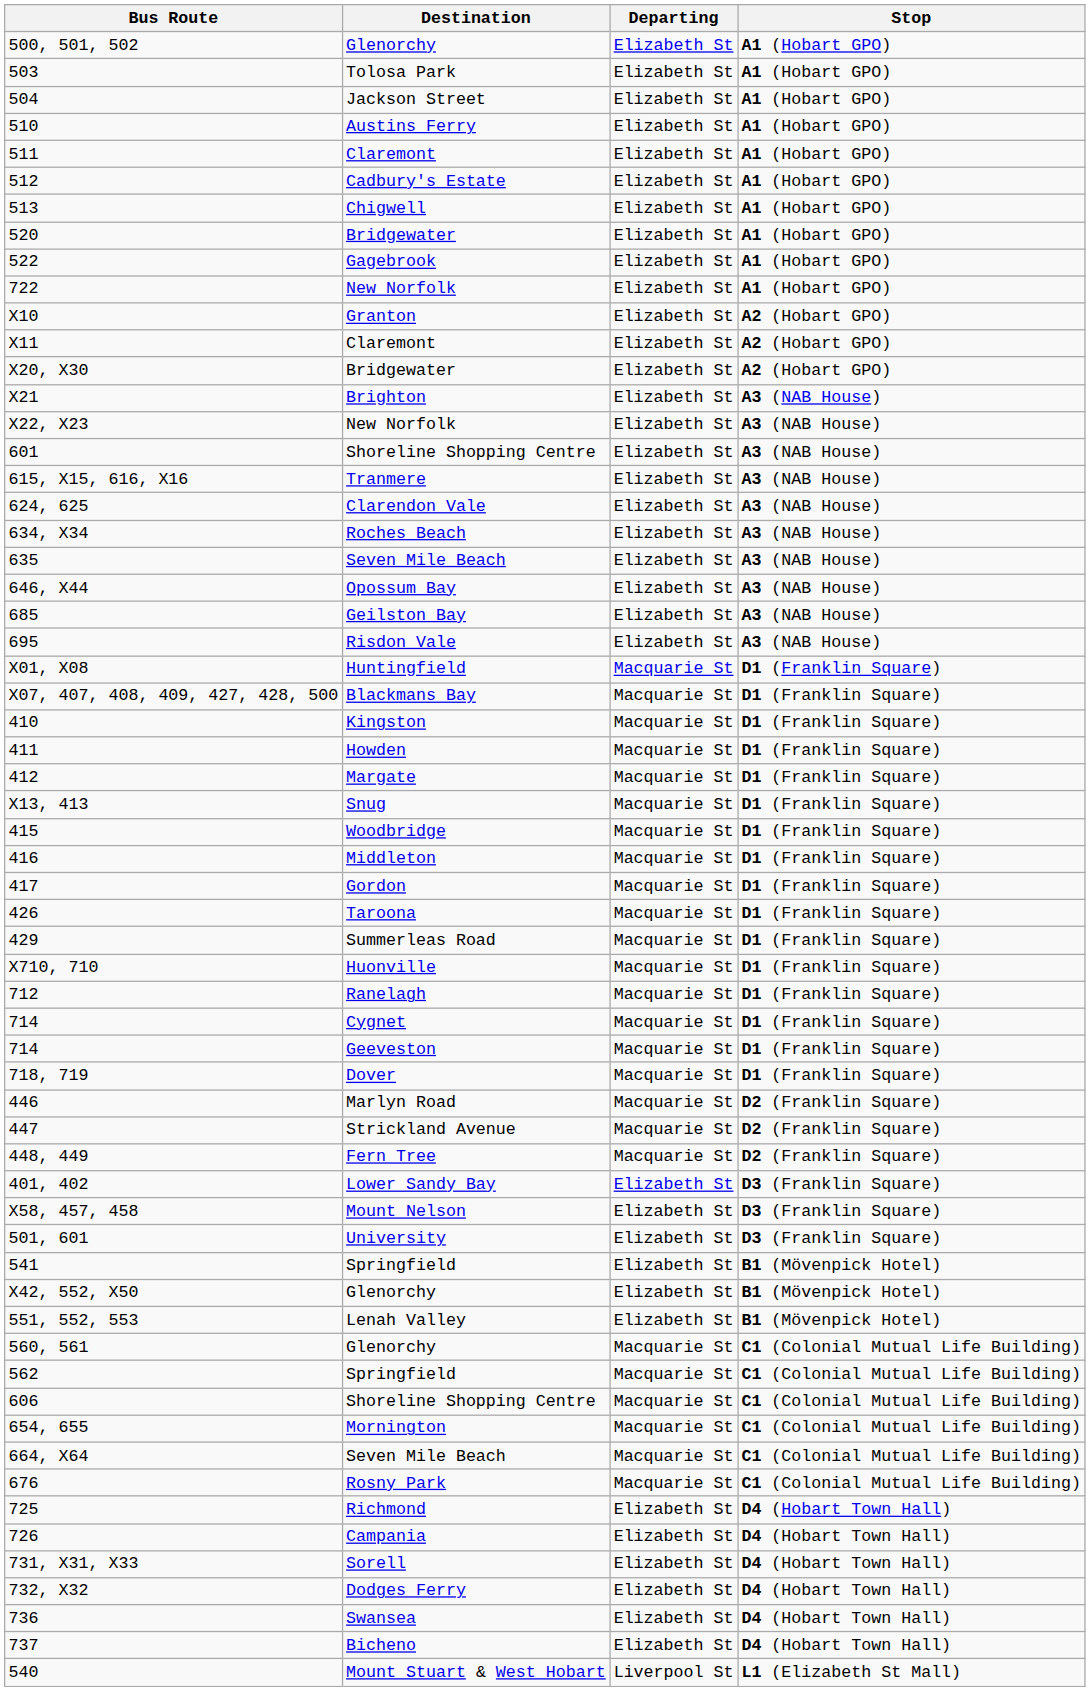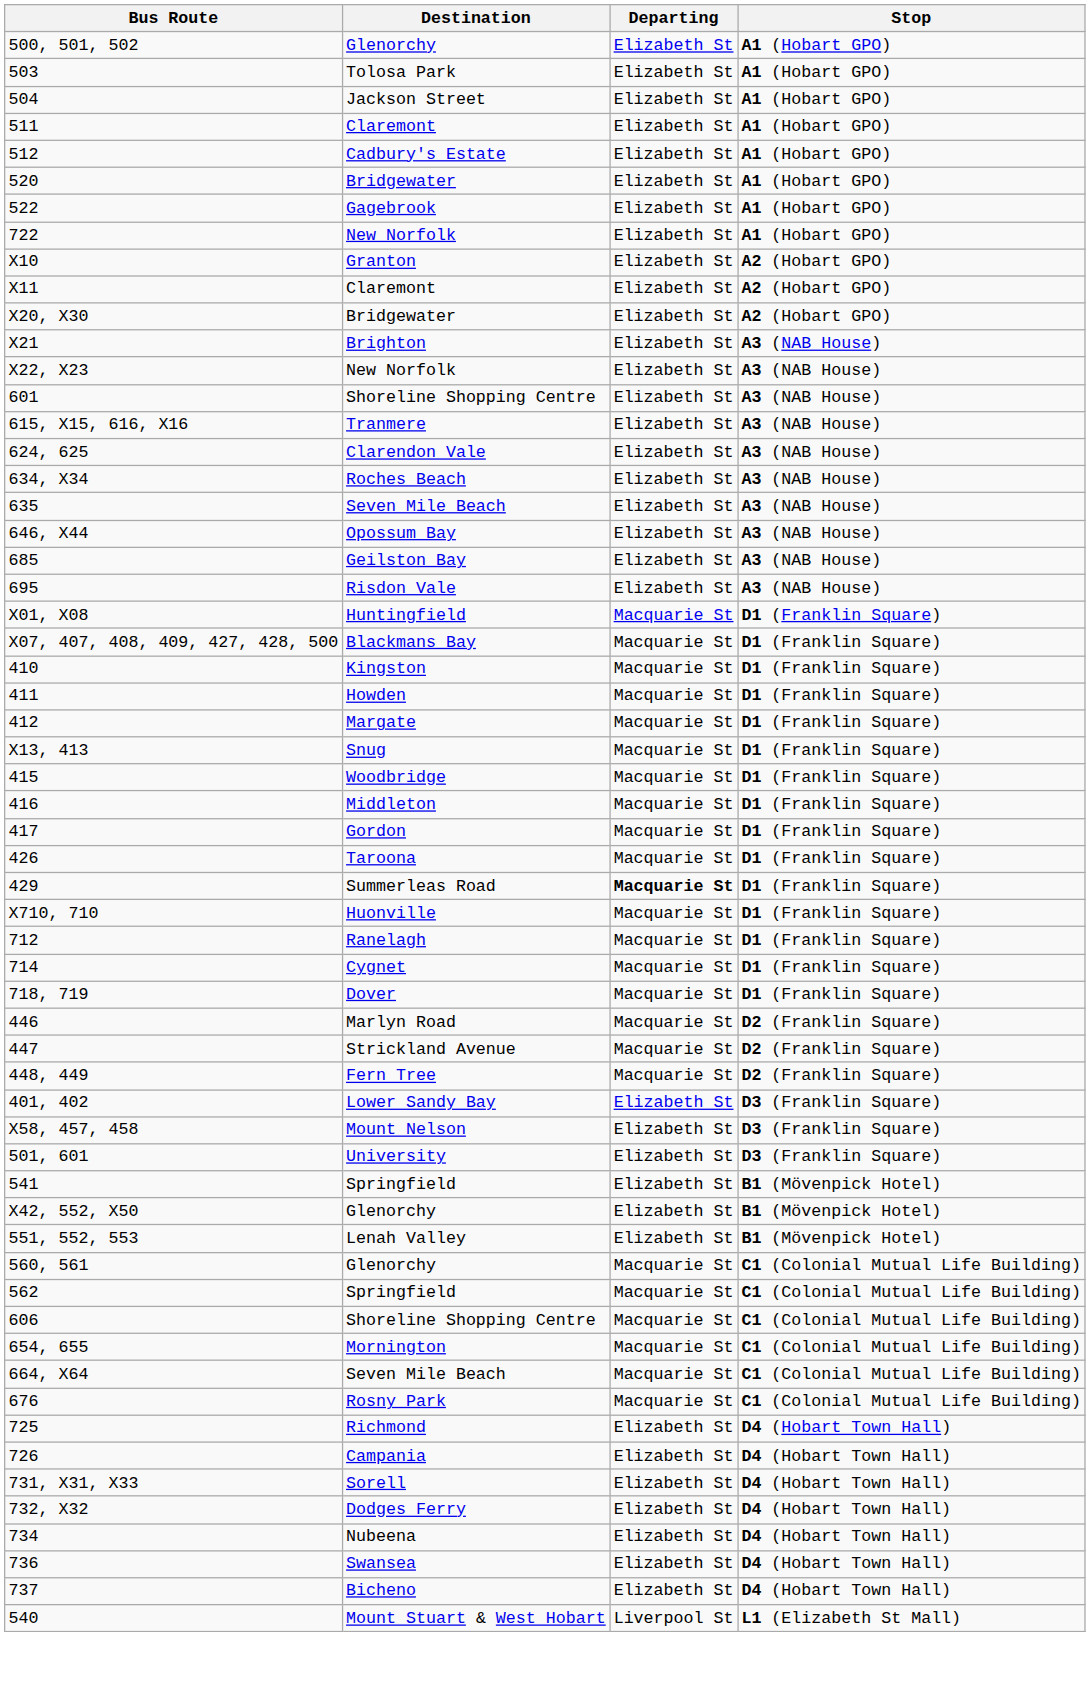- row: (24, 127)
- row: (24, 208)
(674, 940) normal -> (674, 886) bold
- row: (24, 1049)
+ row: (24, 1537)
